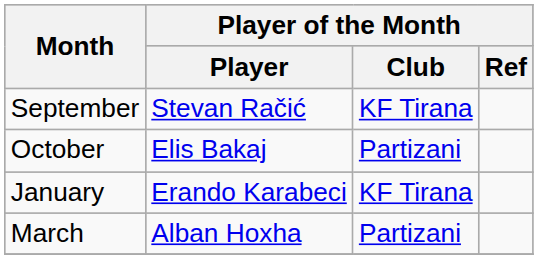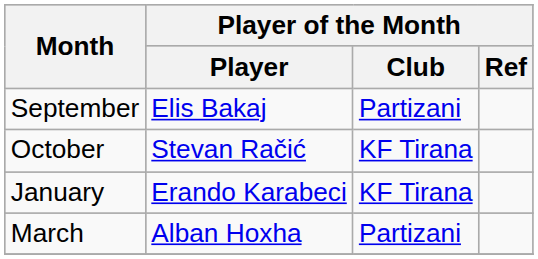(229, 108) Stevan Račić -> (209, 108) Elis Bakaj
(416, 108) KF Tirana -> (410, 108) Partizani
(209, 150) Elis Bakaj -> (229, 150) Stevan Račić
(410, 150) Partizani -> (416, 150) KF Tirana
